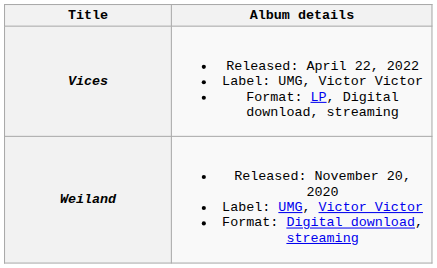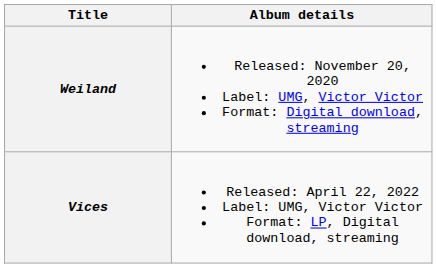rows swapped: (88, 200) <-> (88, 82)
